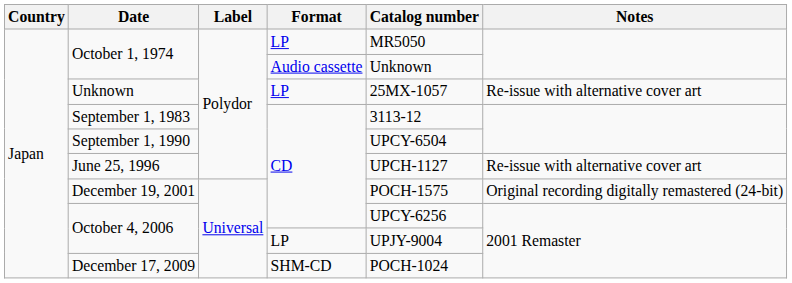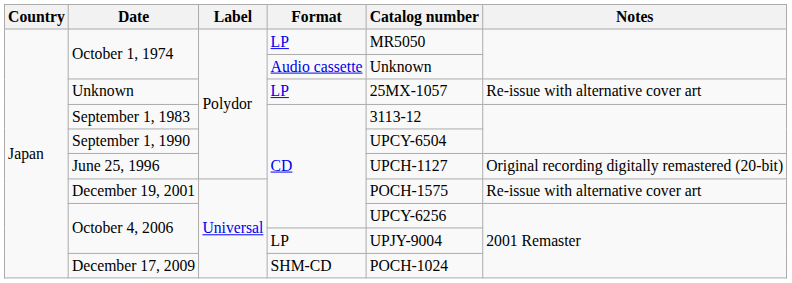(594, 166) Re-issue with alternative cover art -> (635, 166) Original recording digitally remastered (20-bit)
(635, 191) Original recording digitally remastered (24-bit) -> (594, 191) Re-issue with alternative cover art
